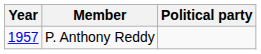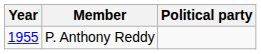(23, 37) 1957 -> (23, 37) 1955
